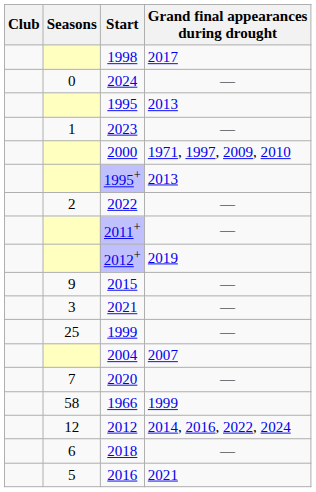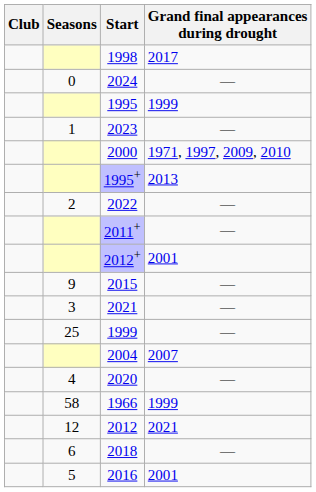(163, 104) 2013 -> (163, 104) 1999
(163, 258) 2019 -> (163, 258) 2001
(72, 379) 7 -> (72, 379) 4
(219, 427) 2014, 2016, 2022, 2024 -> (163, 427) 2021
(163, 474) 2021 -> (163, 474) 2001
